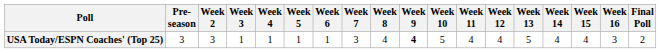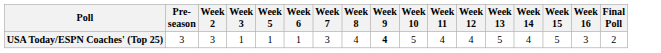- column: (270, 18)
(586, 39) 4 -> (557, 39) 5
